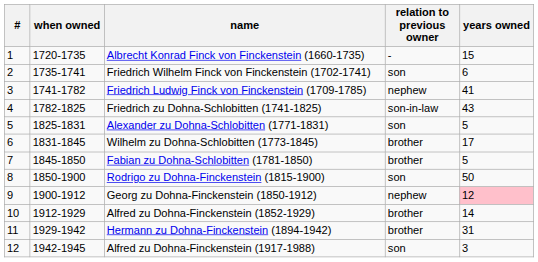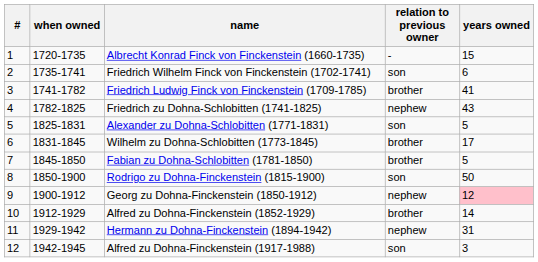(407, 90) nephew -> (405, 90) brother
(413, 108) son-in-law -> (407, 108) nephew
(405, 230) brother -> (407, 230) nephew
